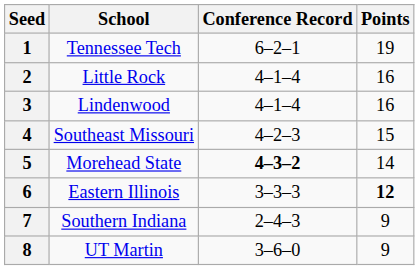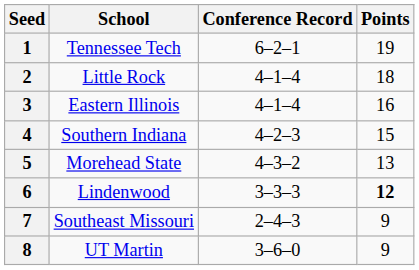(385, 76) 16 -> (385, 76) 18
(124, 105) Lindenwood -> (124, 105) Eastern Illinois
(124, 134) Southeast Missouri -> (124, 134) Southern Indiana
(277, 163) bold -> (277, 163) normal
(385, 163) 14 -> (385, 163) 13
(124, 192) Eastern Illinois -> (124, 192) Lindenwood
(124, 221) Southern Indiana -> (124, 221) Southeast Missouri
